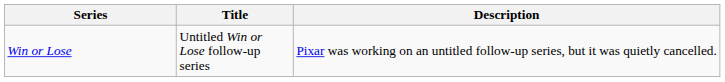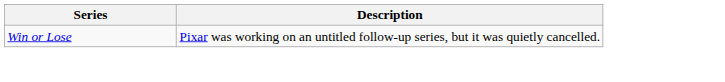- column: (235, 15)
